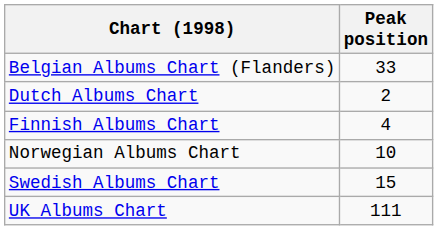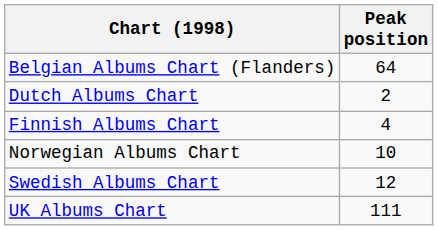(386, 68) 33 -> (386, 68) 64
(386, 182) 15 -> (386, 182) 12
